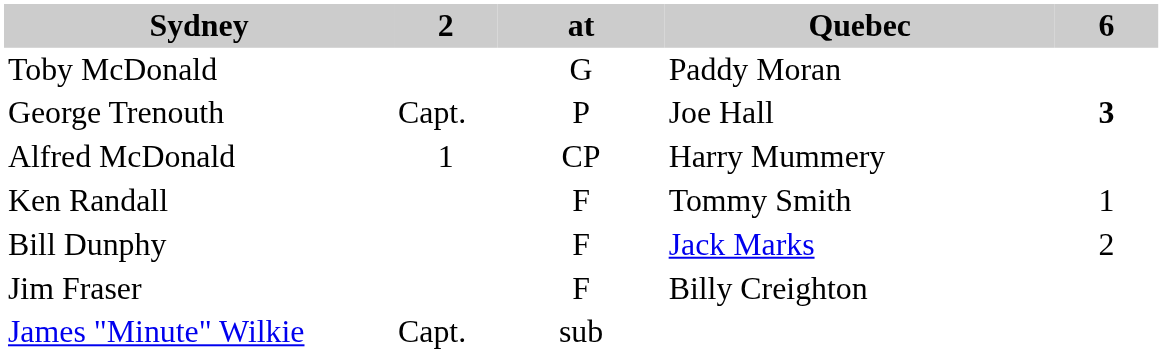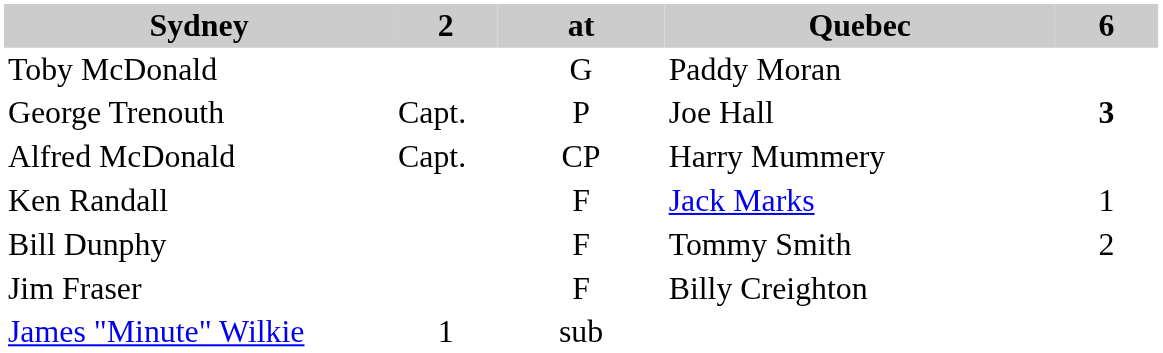(446, 156) 1 -> (432, 156) Capt.
(760, 200) Tommy Smith -> (742, 200) Jack Marks
(742, 244) Jack Marks -> (760, 244) Tommy Smith
(432, 331) Capt. -> (446, 331) 1
